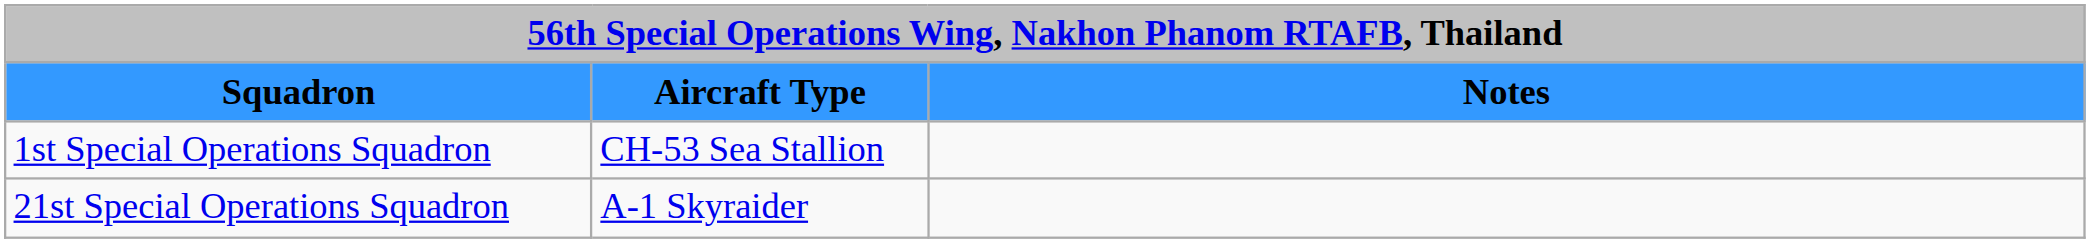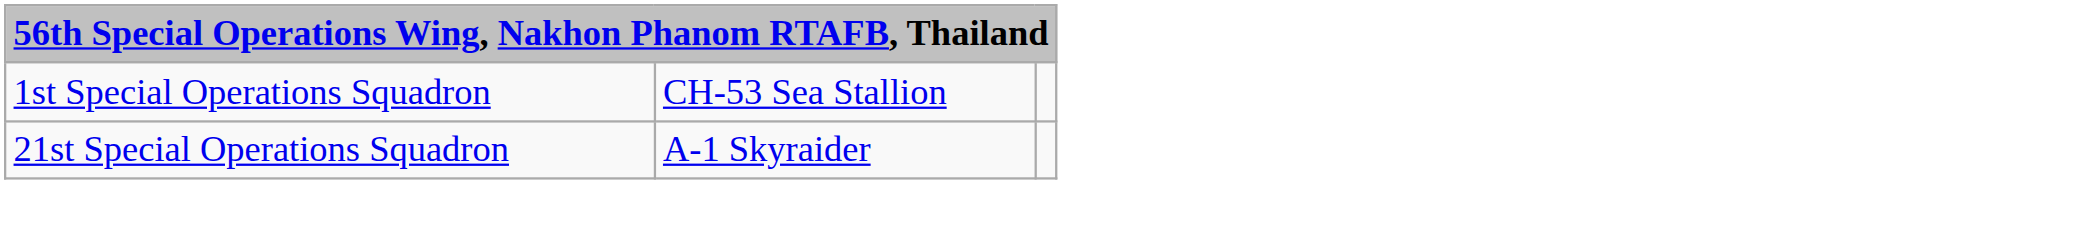- row: (299, 91)
